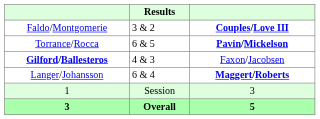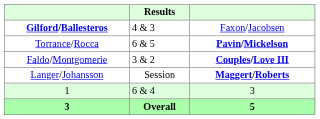rows swapped: (67, 59) <-> (67, 28)
(143, 75) 6 & 4 -> (160, 75) Session
(160, 91) Session -> (143, 91) 6 & 4
